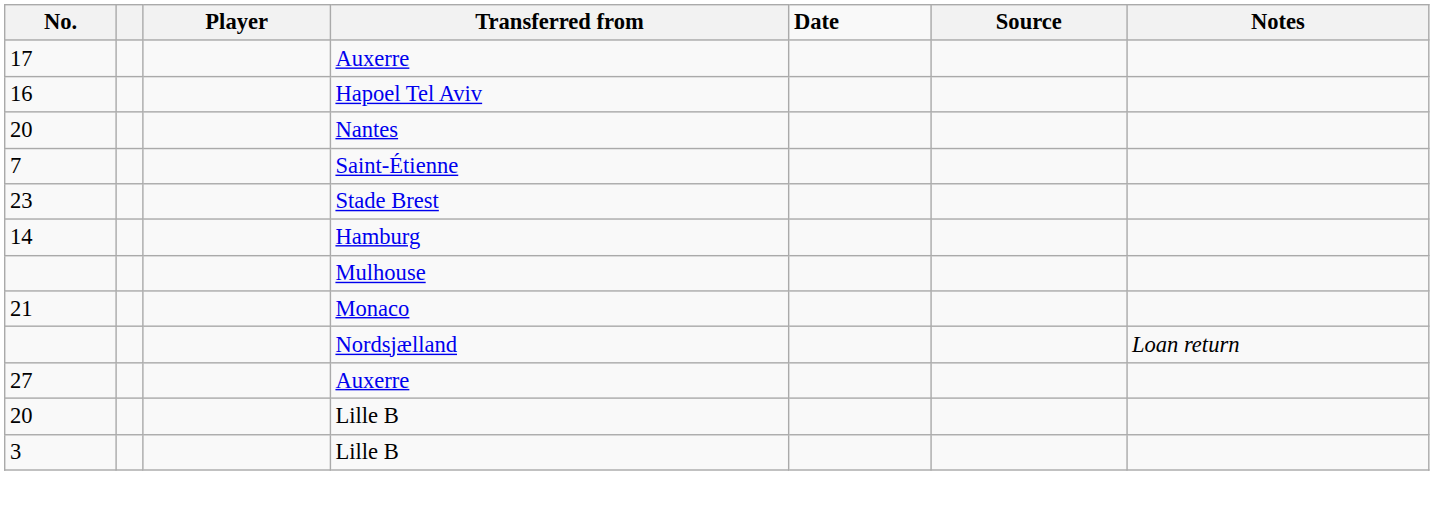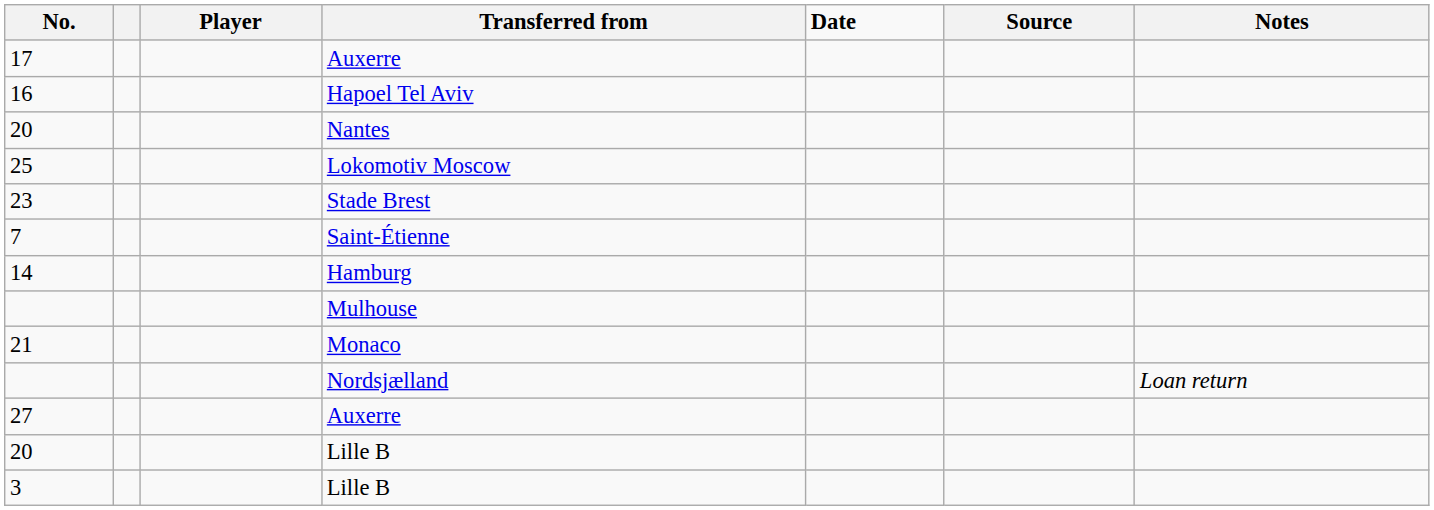+ row: (21, 165)
rows swapped: (21, 201) <-> (16, 165)
